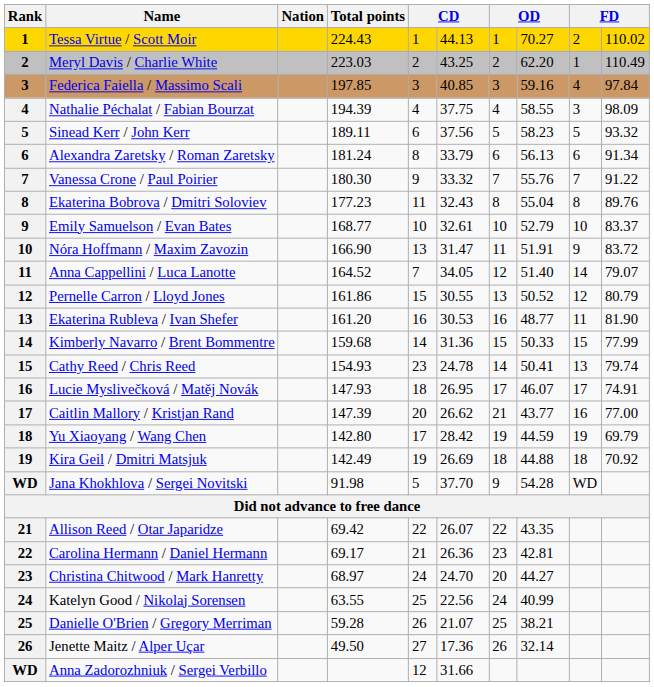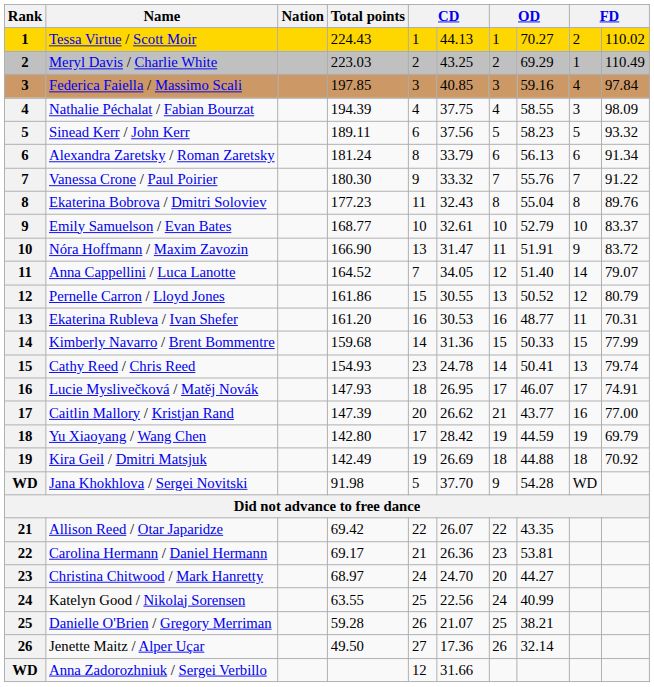(537, 62) 62.20 -> (537, 62) 69.29
(621, 319) 81.90 -> (621, 319) 70.31
(537, 553) 42.81 -> (537, 553) 53.81
